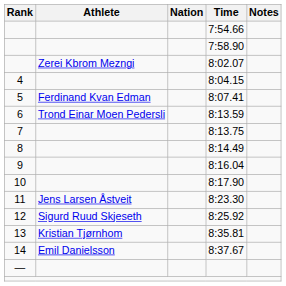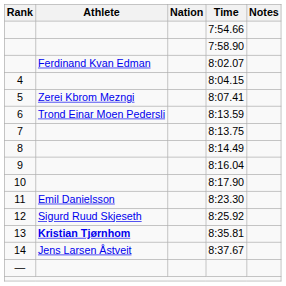(86, 64) Zerei Kbrom Mezngi -> (94, 64) Ferdinand Kvan Edman
(94, 98) Ferdinand Kvan Edman -> (86, 98) Zerei Kbrom Mezngi
(85, 200) Jens Larsen Åstveit -> (76, 200) Emil Danielsson
(80, 234) normal -> (84, 234) bold
(76, 251) Emil Danielsson -> (85, 251) Jens Larsen Åstveit
